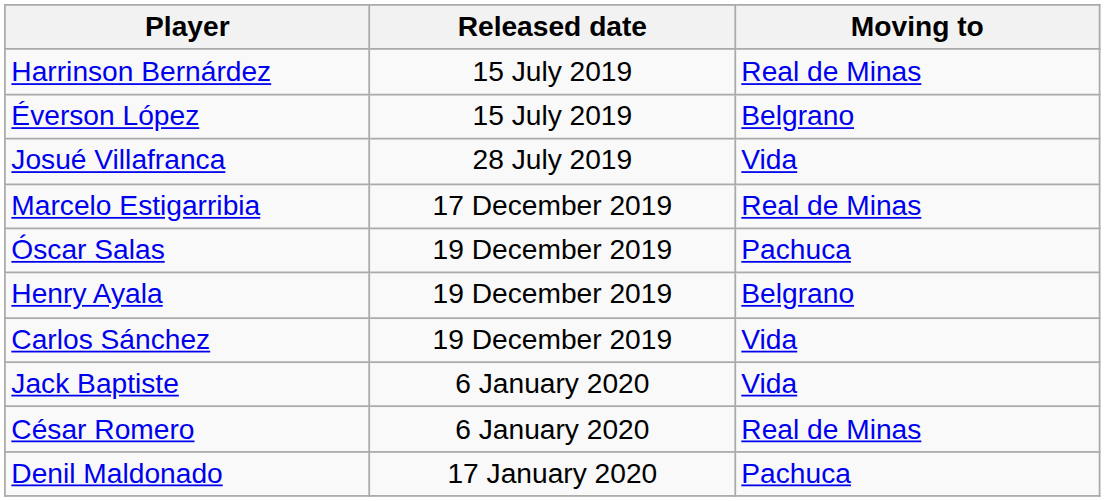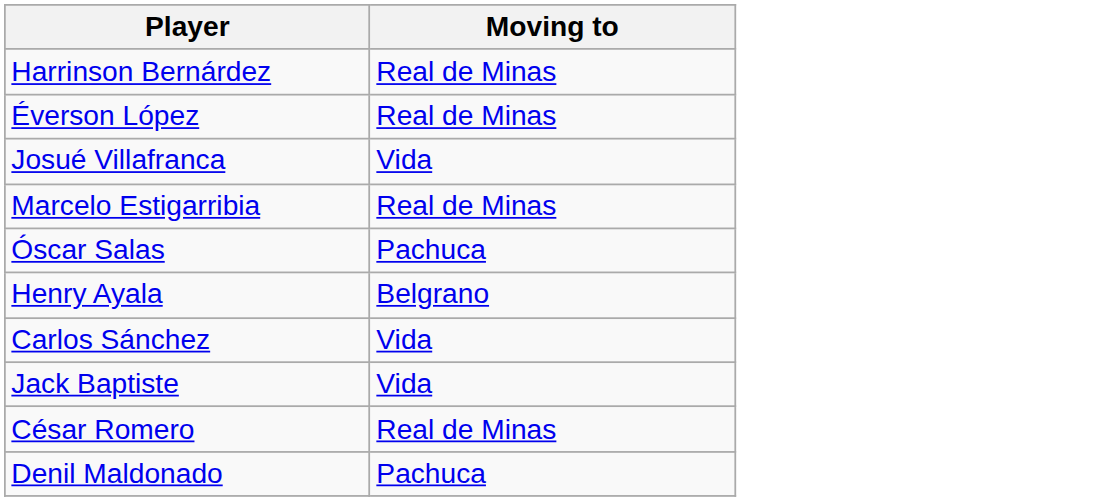- column: (552, 26)
(798, 116) Belgrano -> (466, 116) Real de Minas
